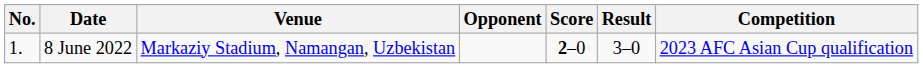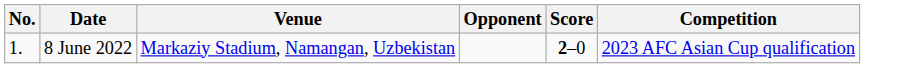- column: (627, 18)
